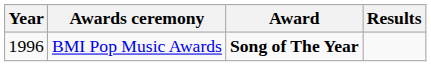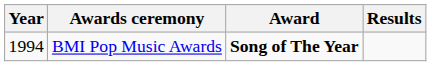(26, 46) 1996 -> (26, 46) 1994
